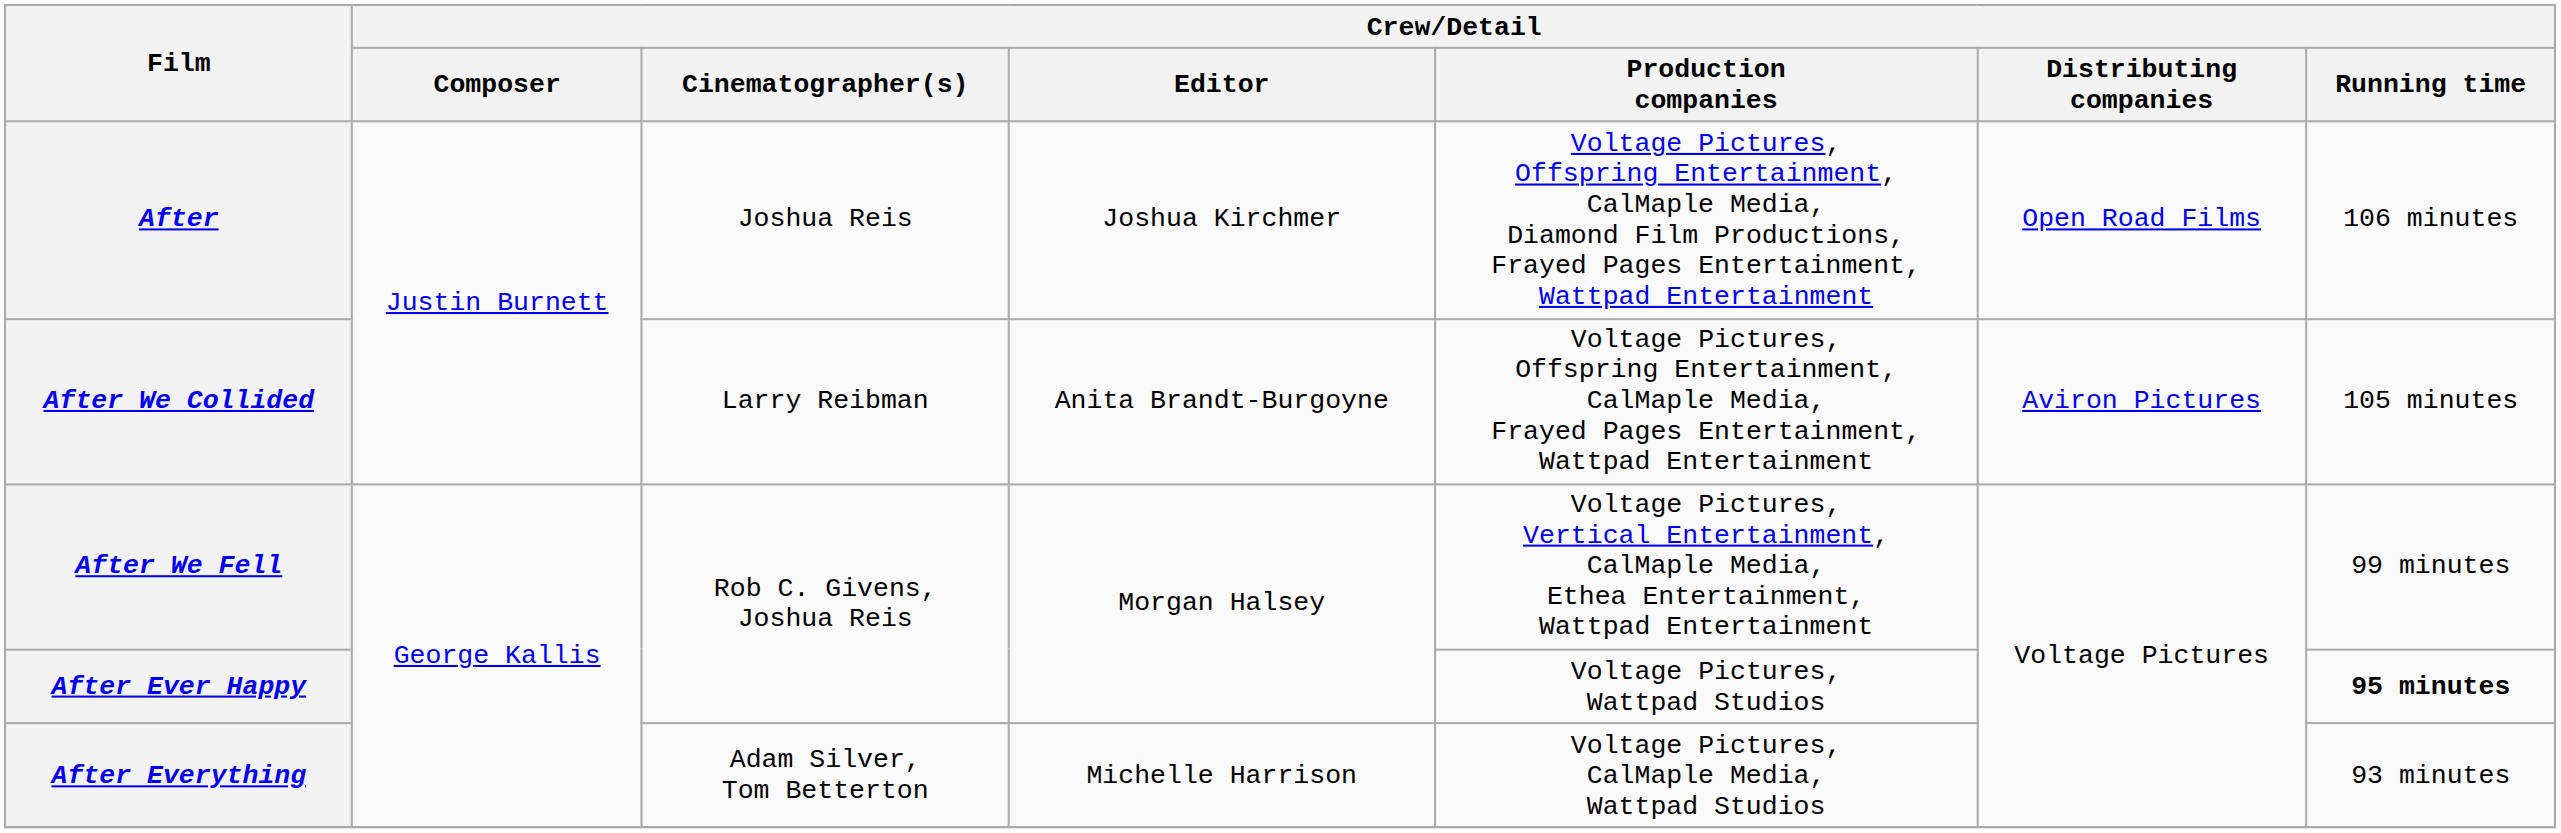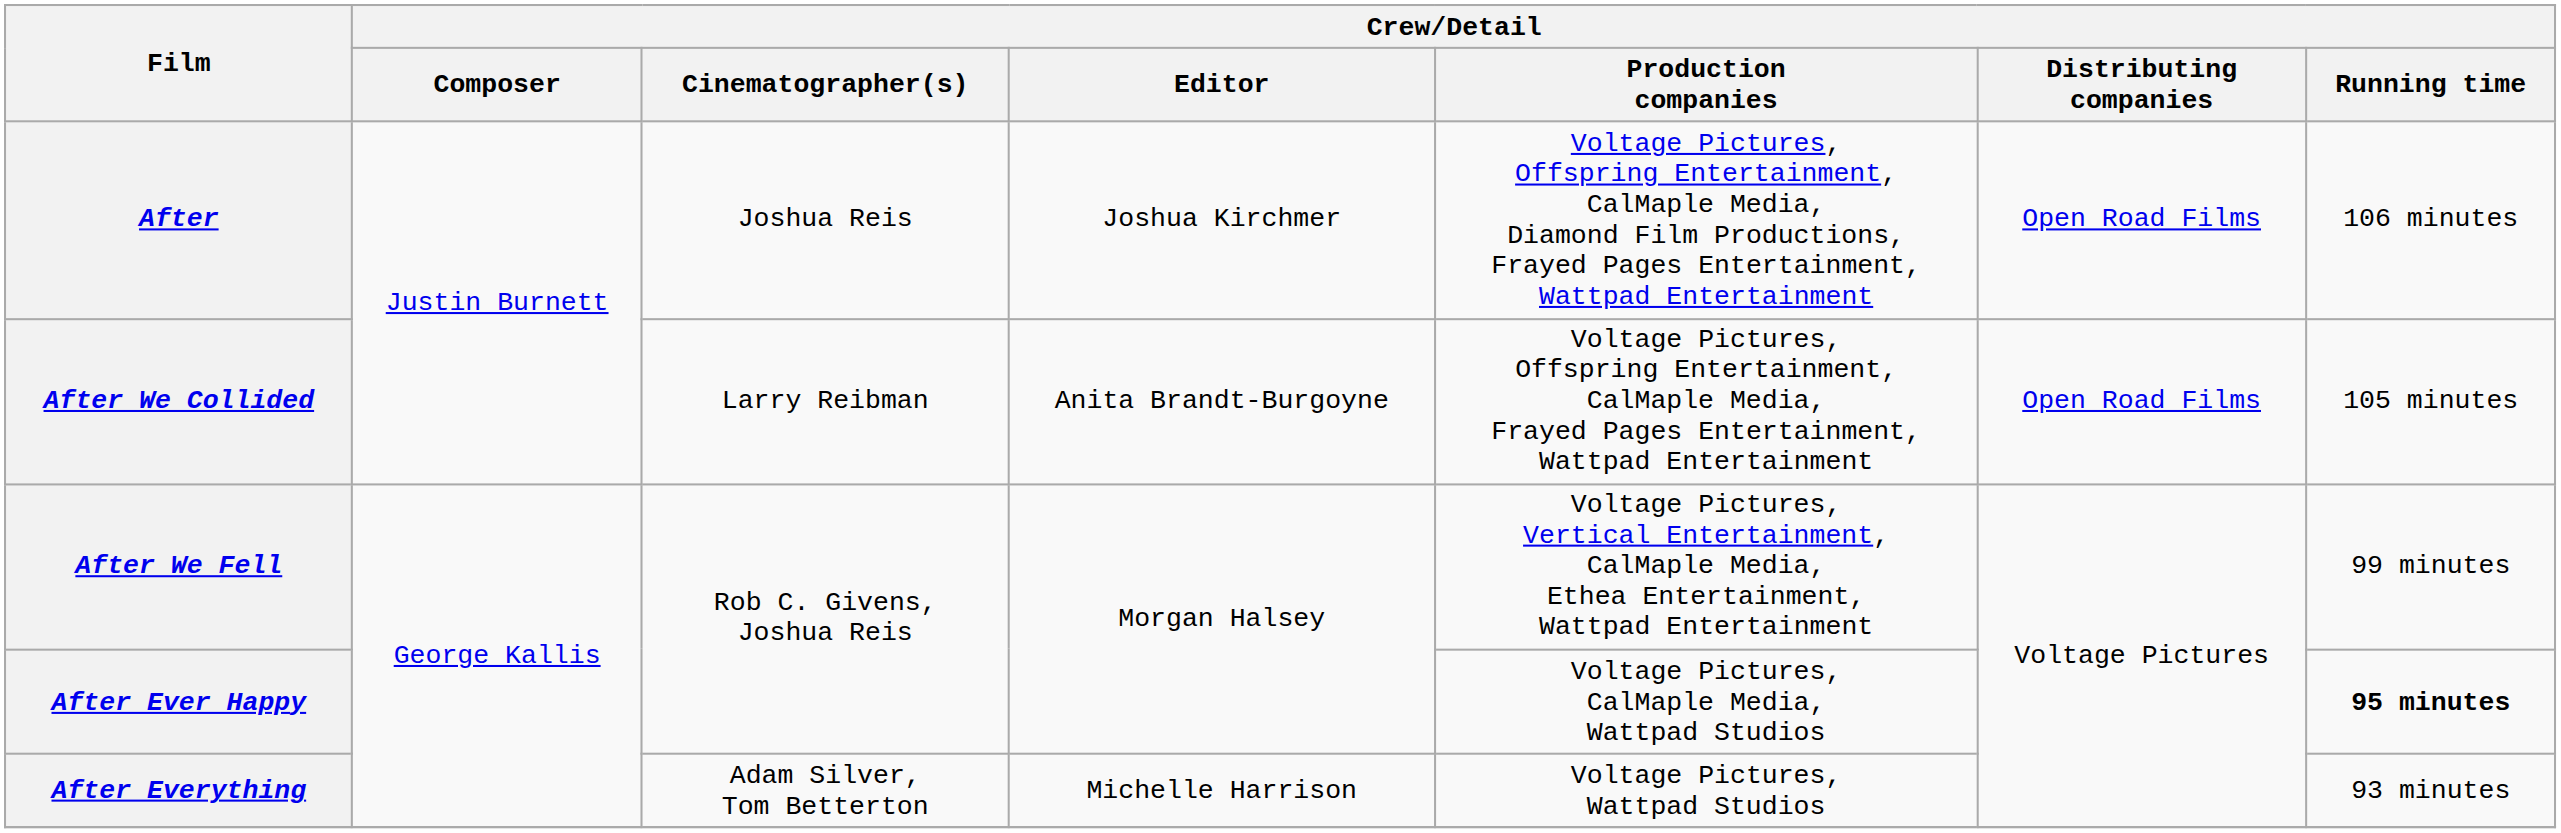(2142, 401) Aviron Pictures -> (2142, 401) Open Road Films
(1706, 686) Voltage Pictures, Wattpad Studios -> (1706, 702) Voltage Pictures, CalMaple Media, Wattpad Studios
(1706, 776) Voltage Pictures, CalMaple Media, Wattpad Studios -> (1706, 791) Voltage Pictures, Wattpad Studios
